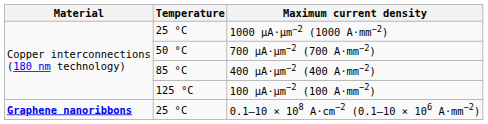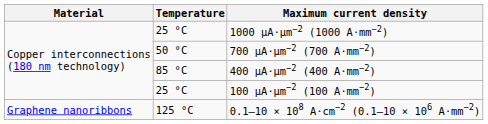(175, 90) 125 °C -> (171, 90) 25 °C
(69, 110) bold -> (69, 110) normal
(171, 110) 25 °C -> (175, 110) 125 °C
